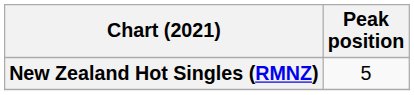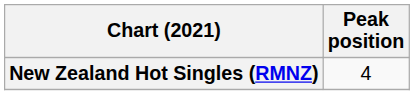(366, 73) 5 -> (366, 73) 4
